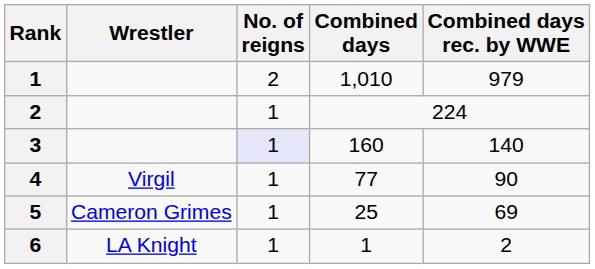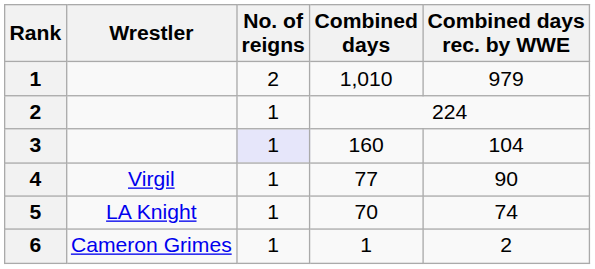(506, 145) 140 -> (506, 145) 104
(151, 212) Cameron Grimes -> (151, 212) LA Knight
(366, 212) 25 -> (366, 212) 70
(506, 212) 69 -> (506, 212) 74
(151, 245) LA Knight -> (151, 245) Cameron Grimes
